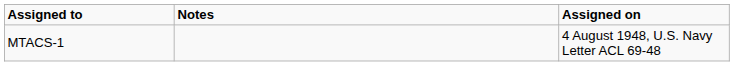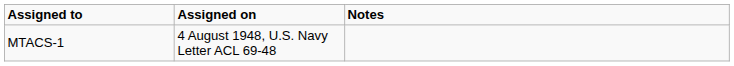columns swapped: (601, 14) <-> (196, 14)
